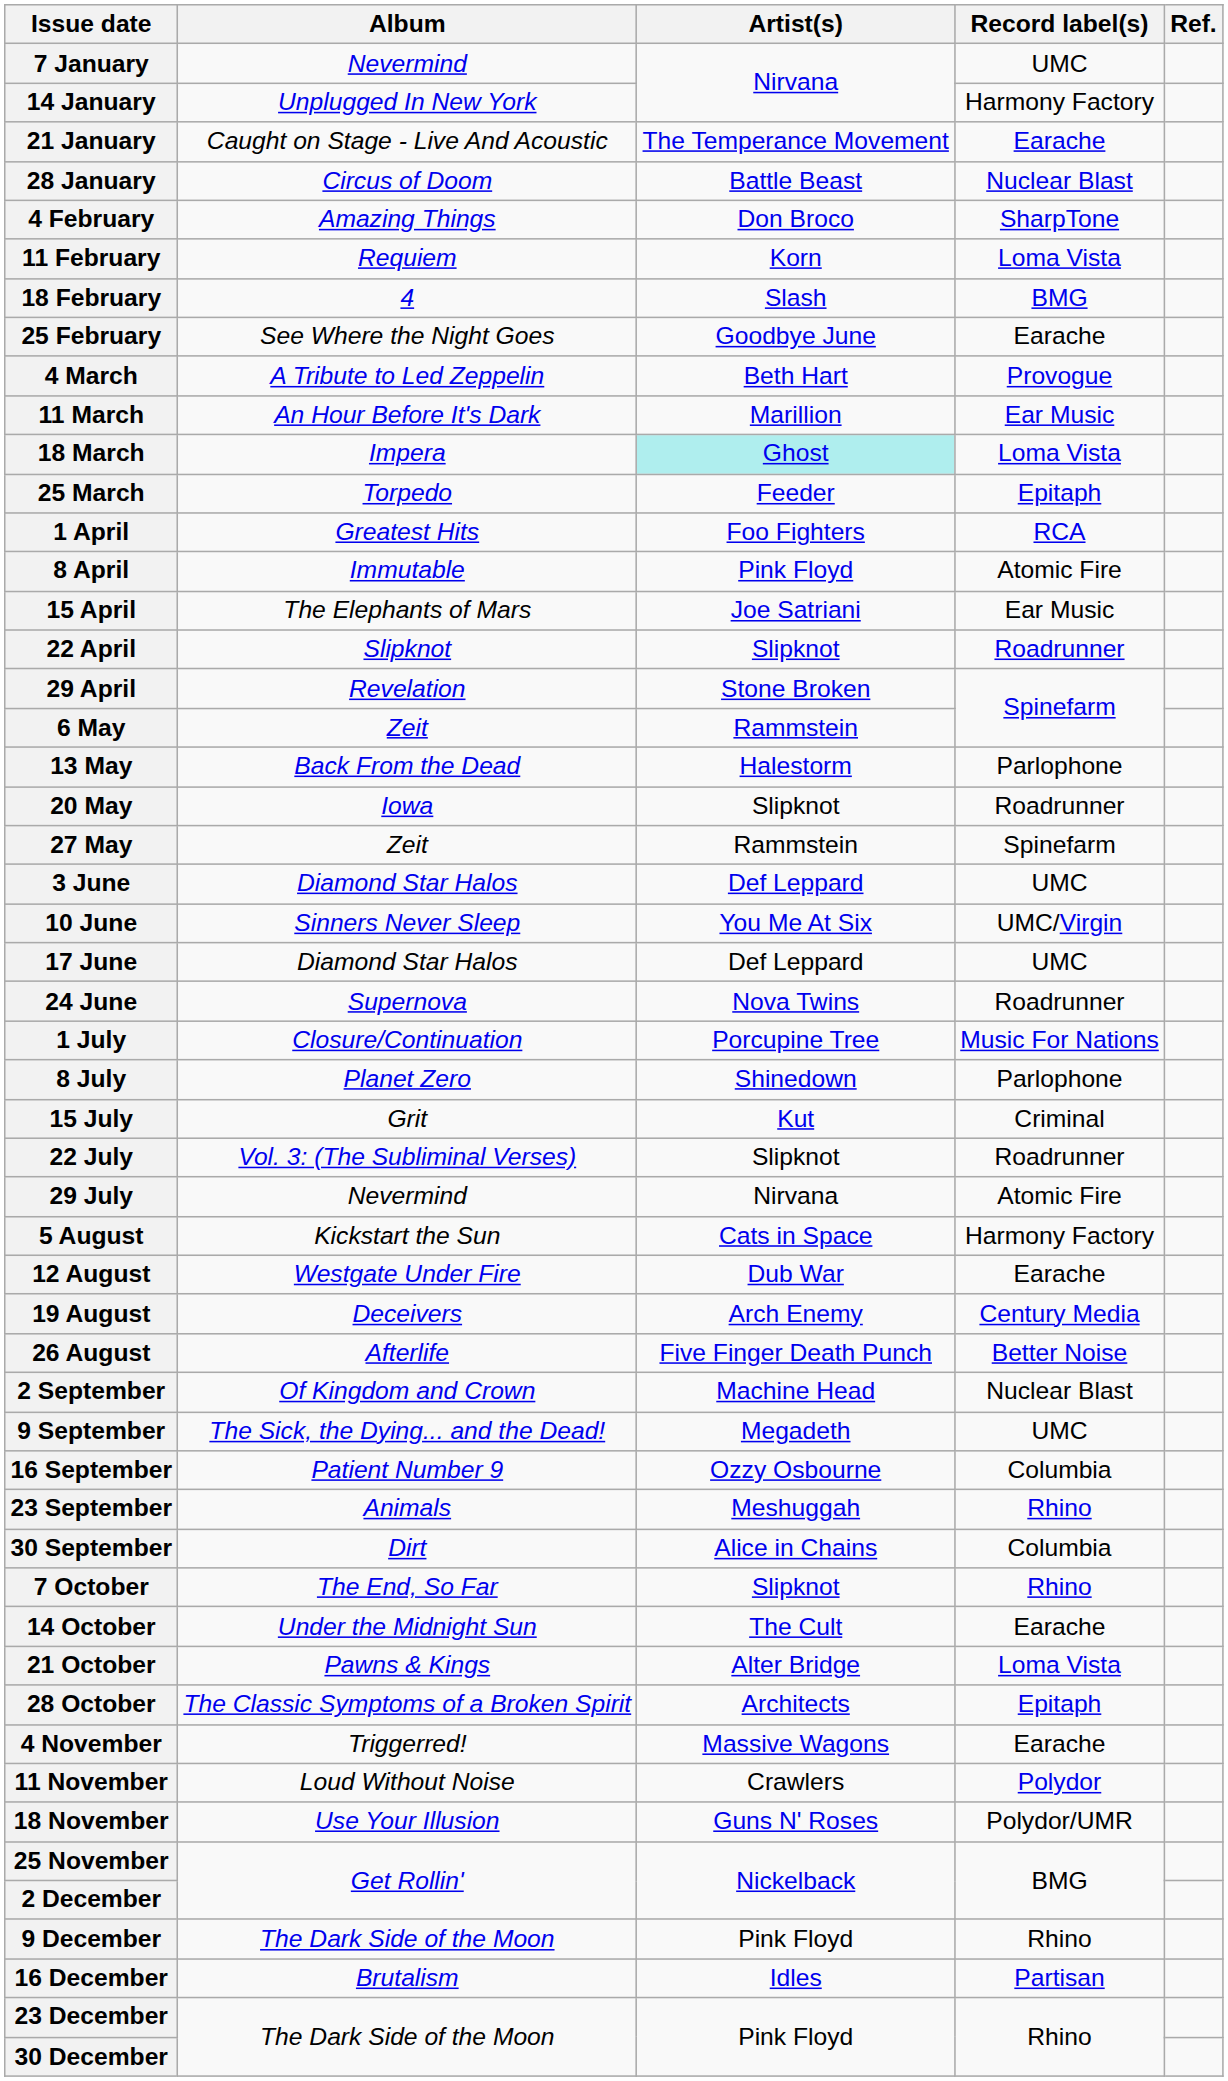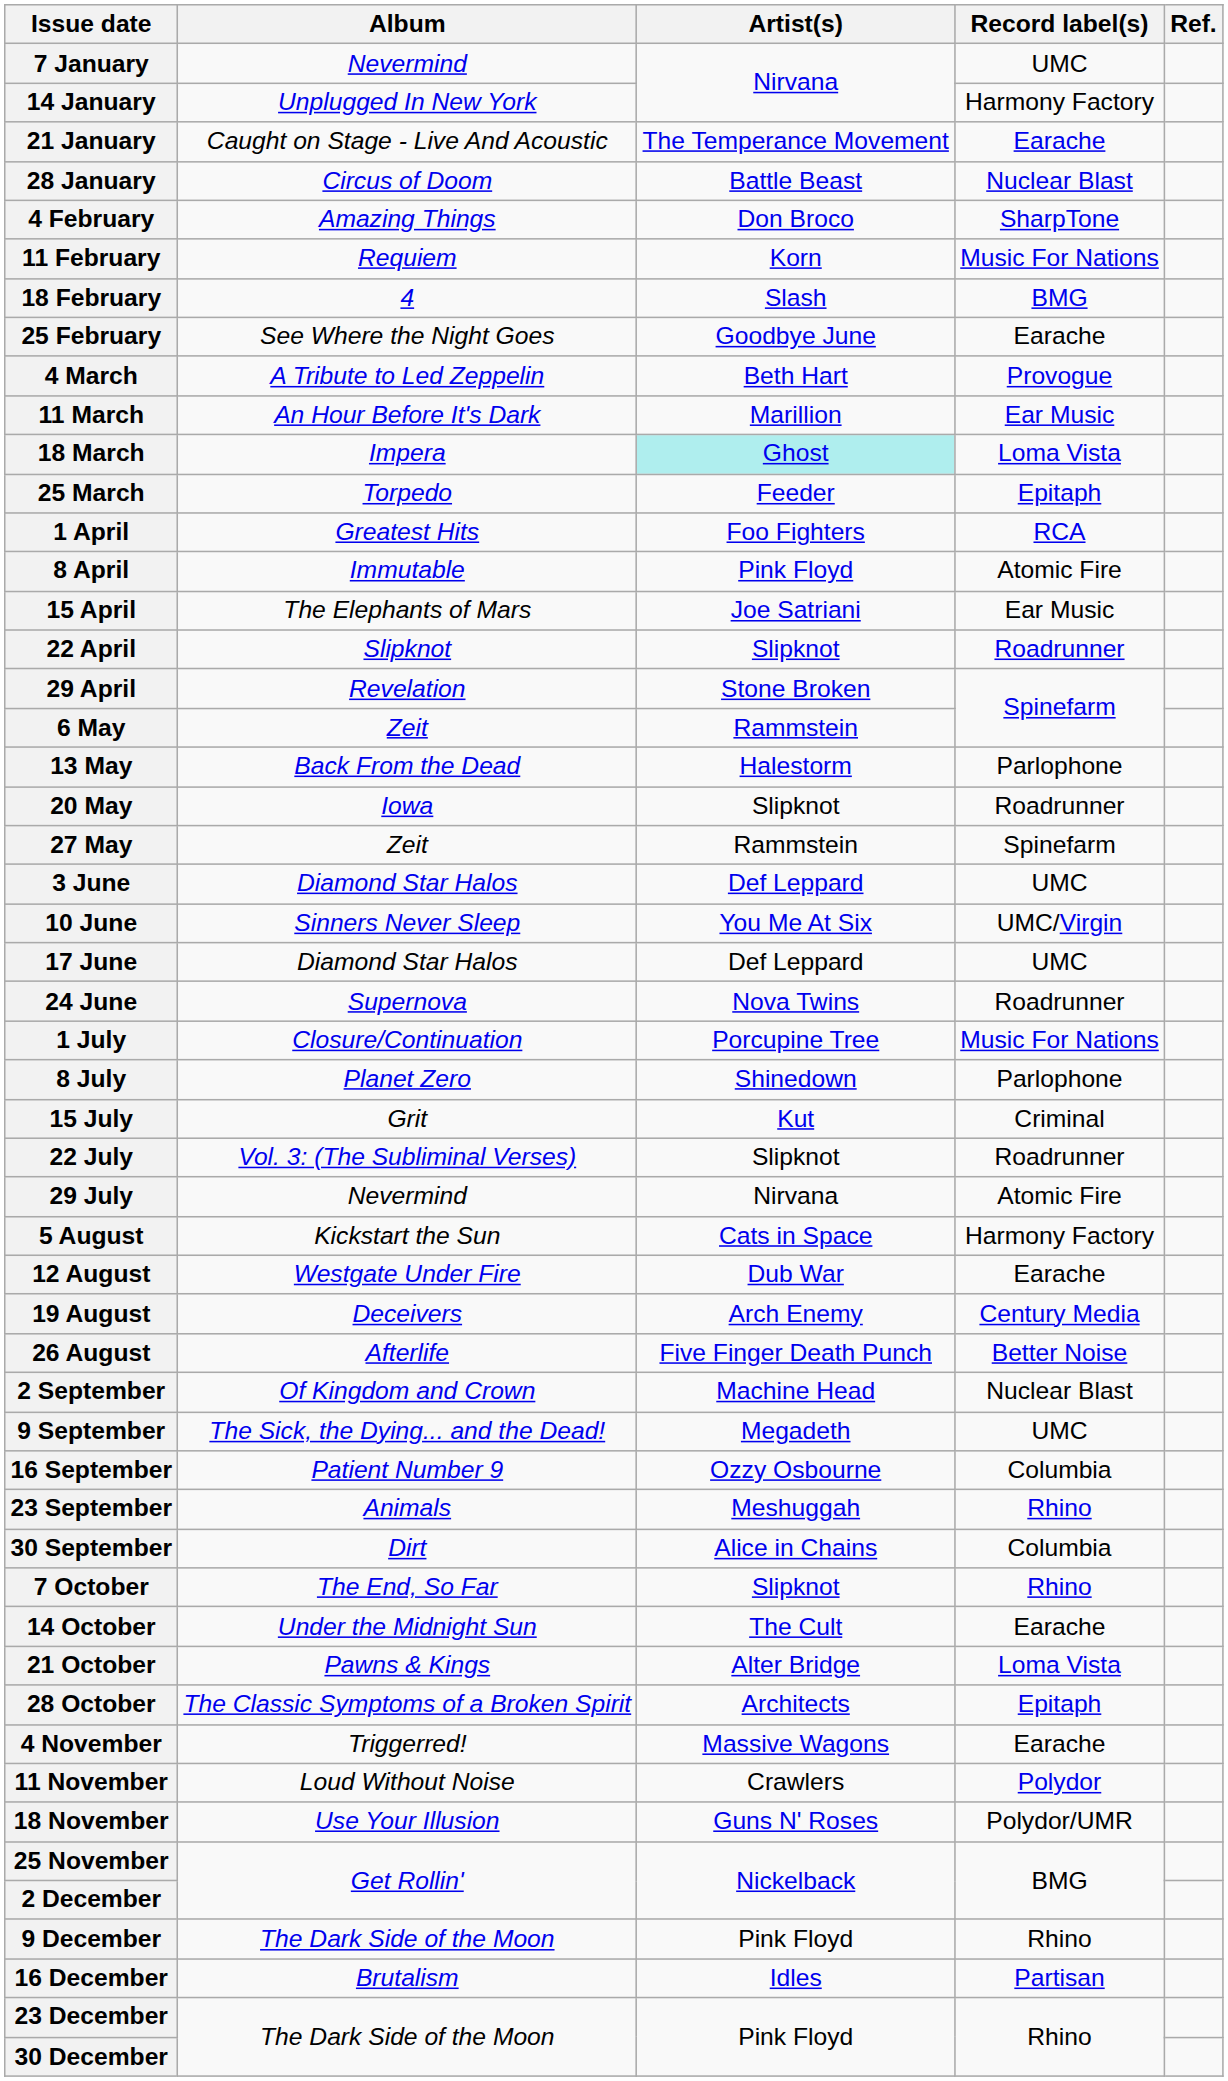(1060, 258) Loma Vista -> (1060, 258) Music For Nations
